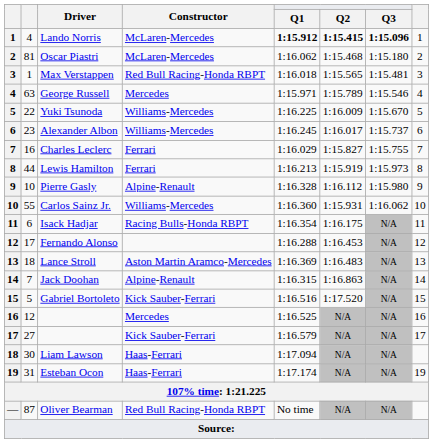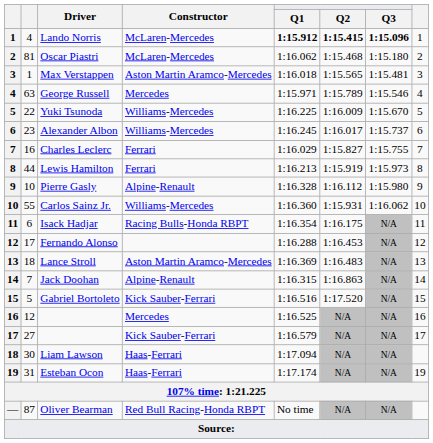(195, 74) Red Bull Racing-Honda RBPT -> (198, 74) Aston Martin Aramco-Mercedes
